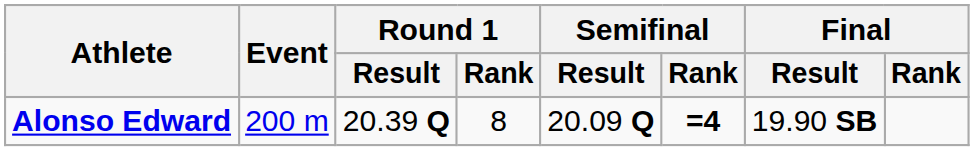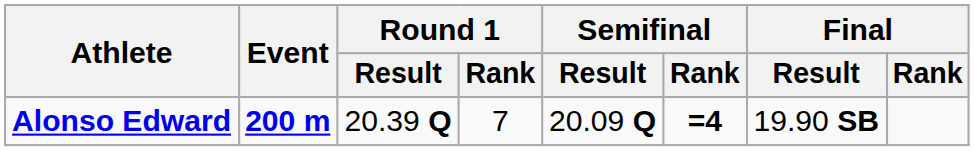(287, 122) normal -> (288, 122) bold
(499, 122) 8 -> (500, 122) 7
